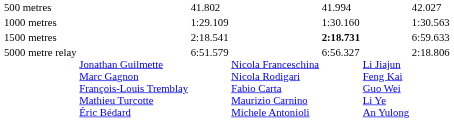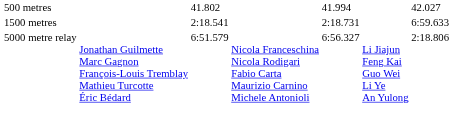- row: (30, 22)
(341, 37) bold -> (341, 22) normal
